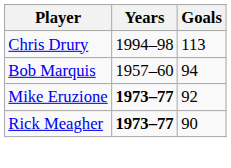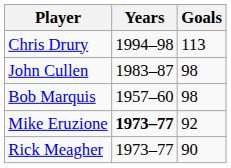+ row: (48, 70)
(190, 70) 94 -> (190, 96) 98
(144, 123) bold -> (144, 149) normal
